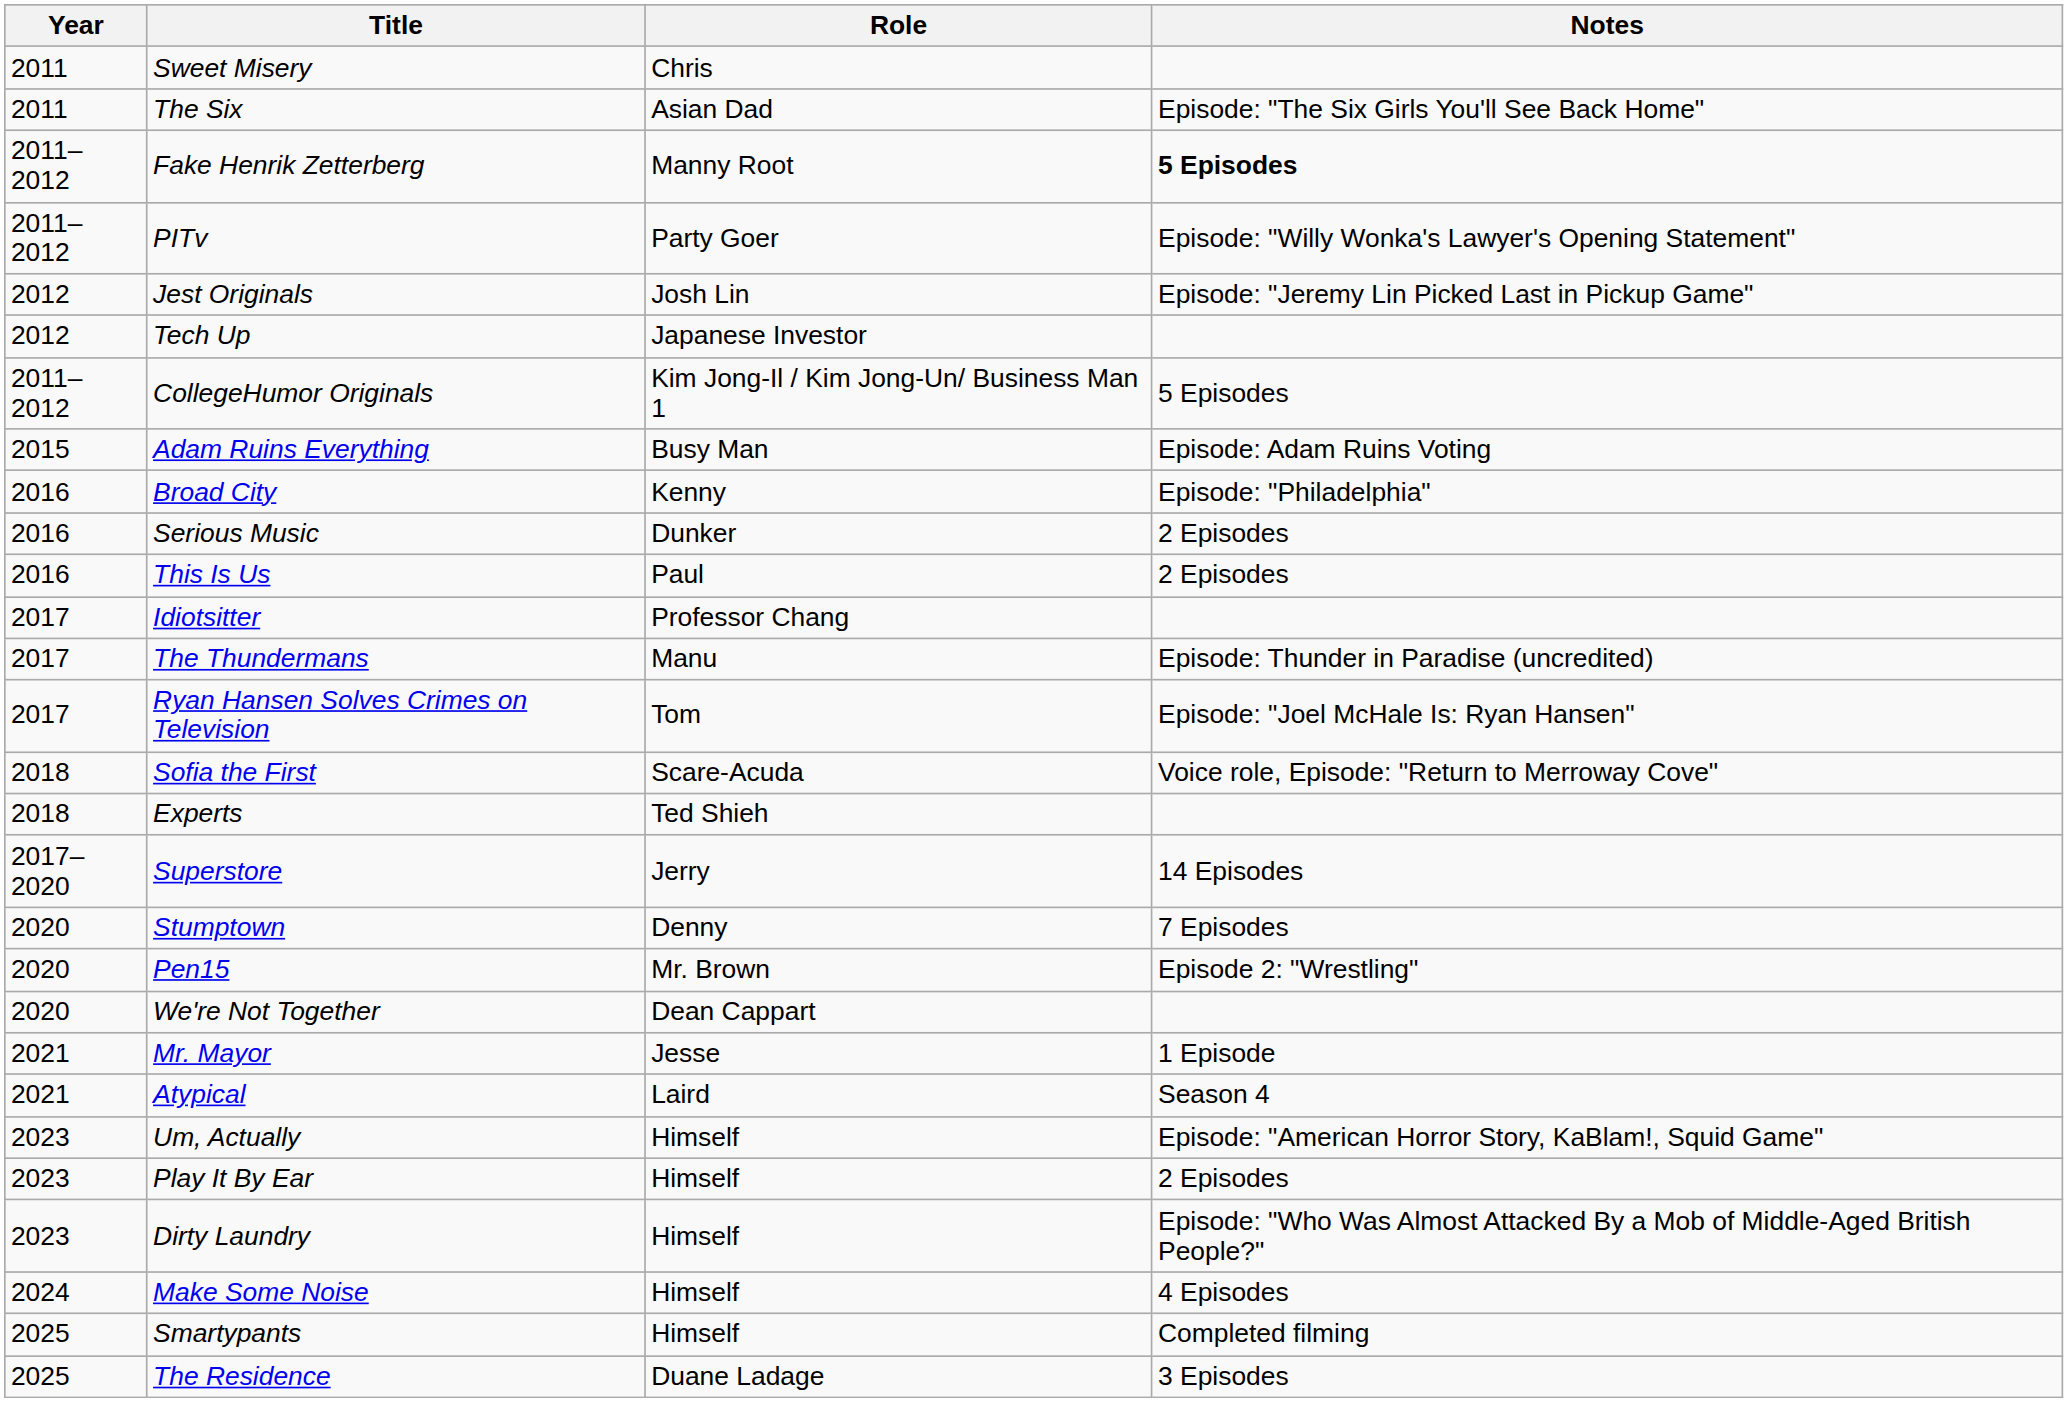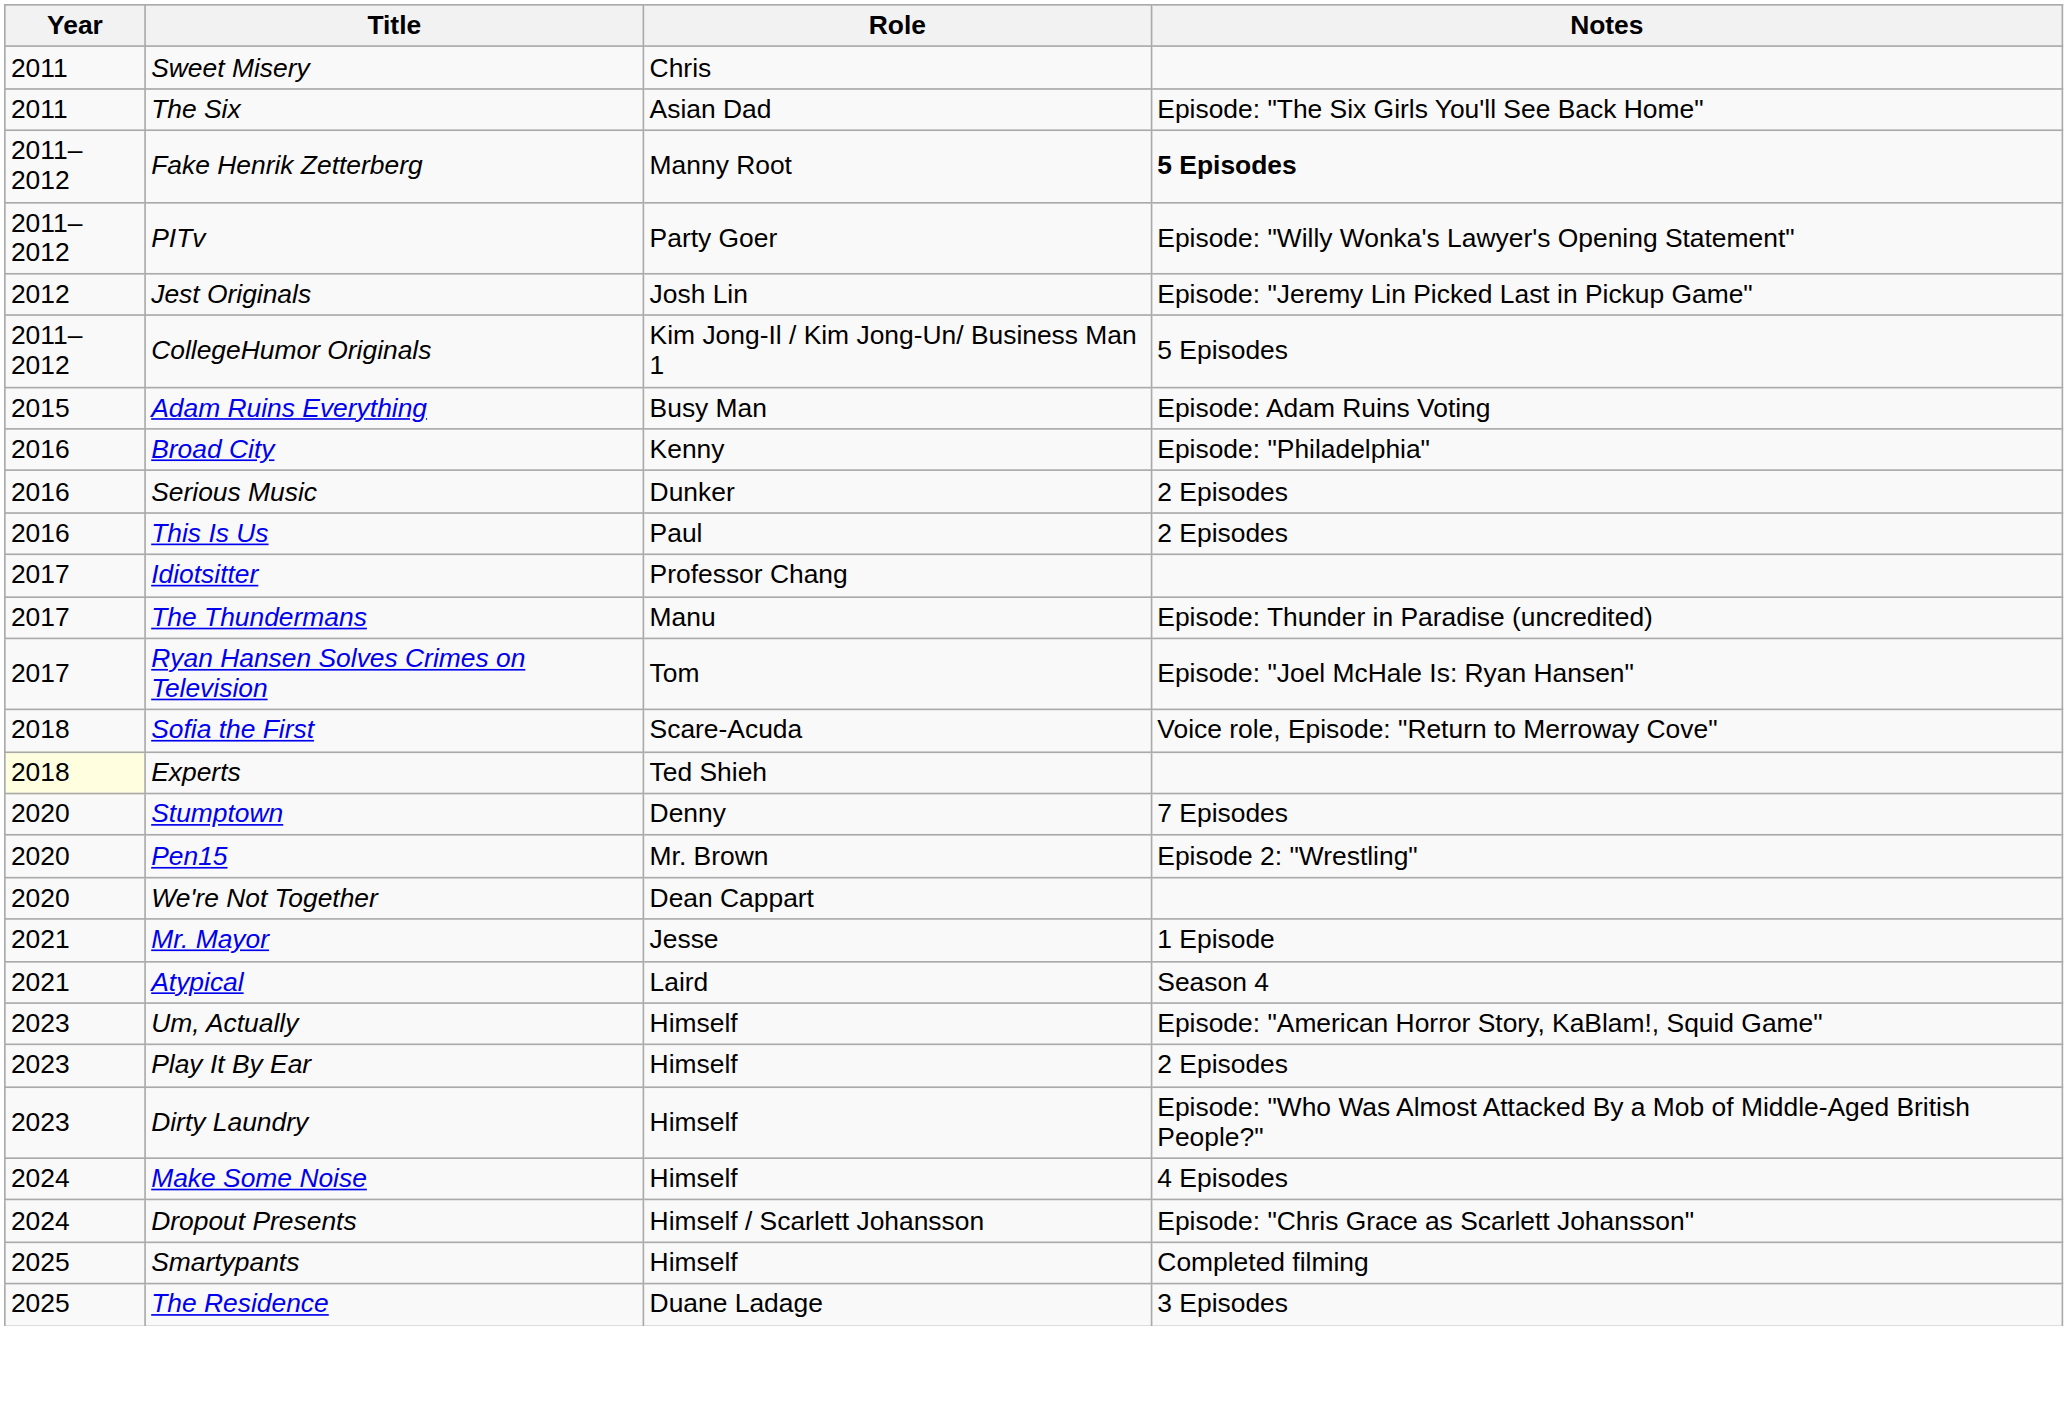- row: (202, 336)
(40, 814) no background -> (40, 772) lightyellow background
- row: (218, 870)
+ row: (254, 1220)
